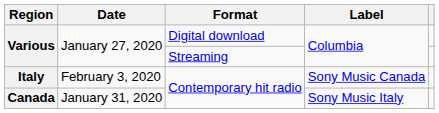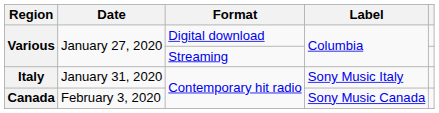(111, 77) February 3, 2020 -> (112, 77) January 31, 2020
(367, 77) Sony Music Canada -> (356, 77) Sony Music Italy
(112, 98) January 31, 2020 -> (111, 98) February 3, 2020
(356, 98) Sony Music Italy -> (367, 98) Sony Music Canada
